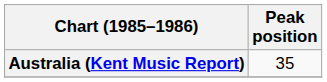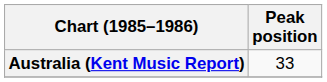(285, 63) 35 -> (285, 63) 33
